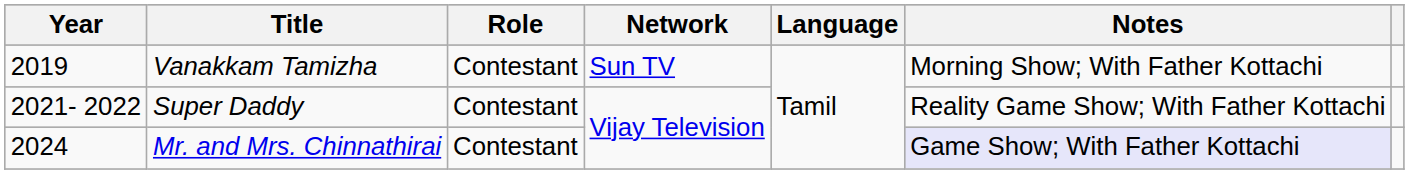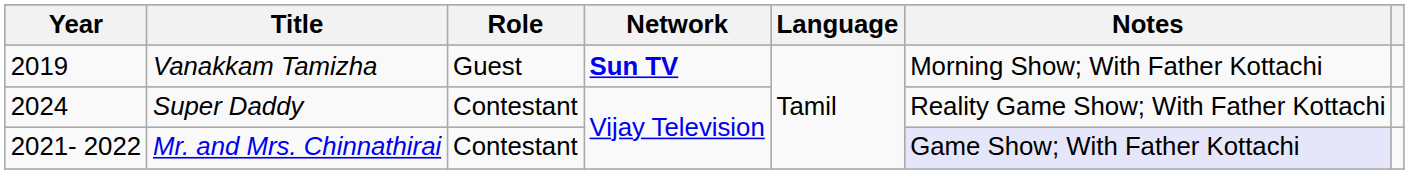(515, 65) Contestant -> (487, 65) Guest
(632, 65) normal -> (634, 65) bold
(76, 106) 2021- 2022 -> (39, 106) 2024
(39, 147) 2024 -> (76, 147) 2021- 2022
